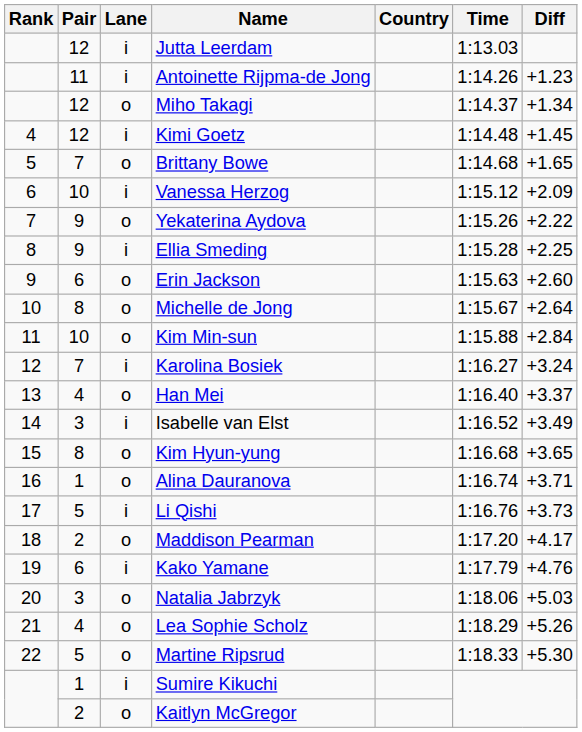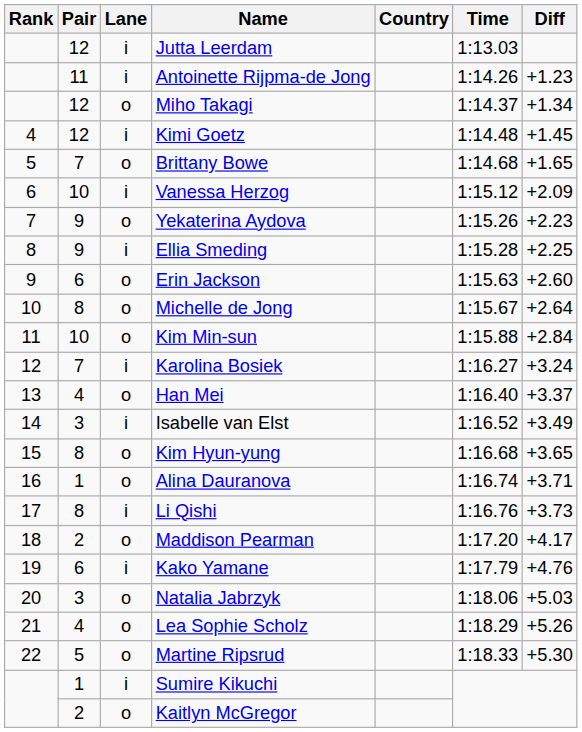(550, 221) +2.22 -> (550, 221) +2.23
(79, 510) 5 -> (79, 510) 8
